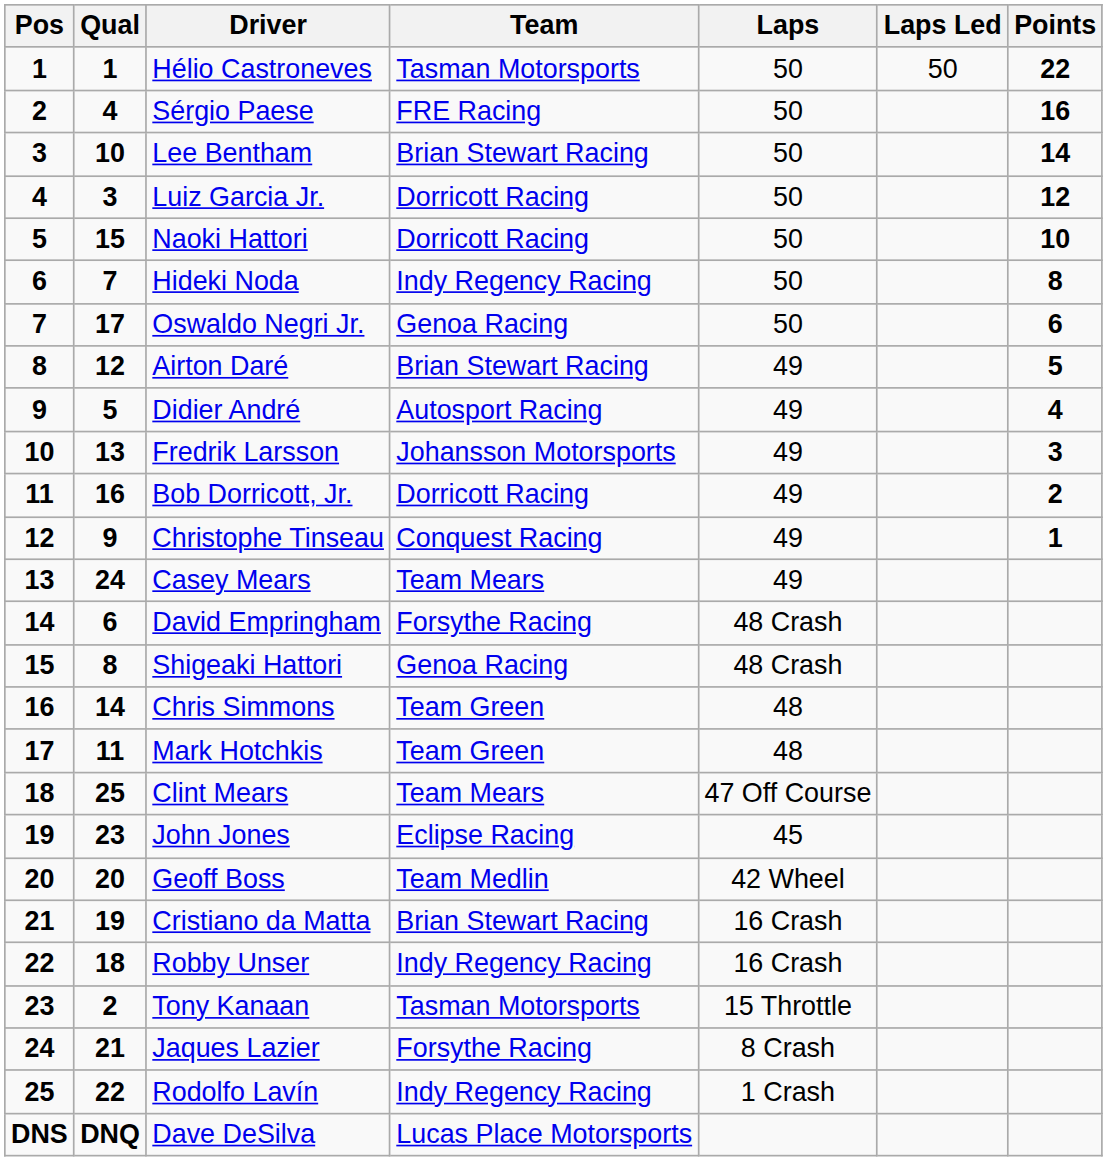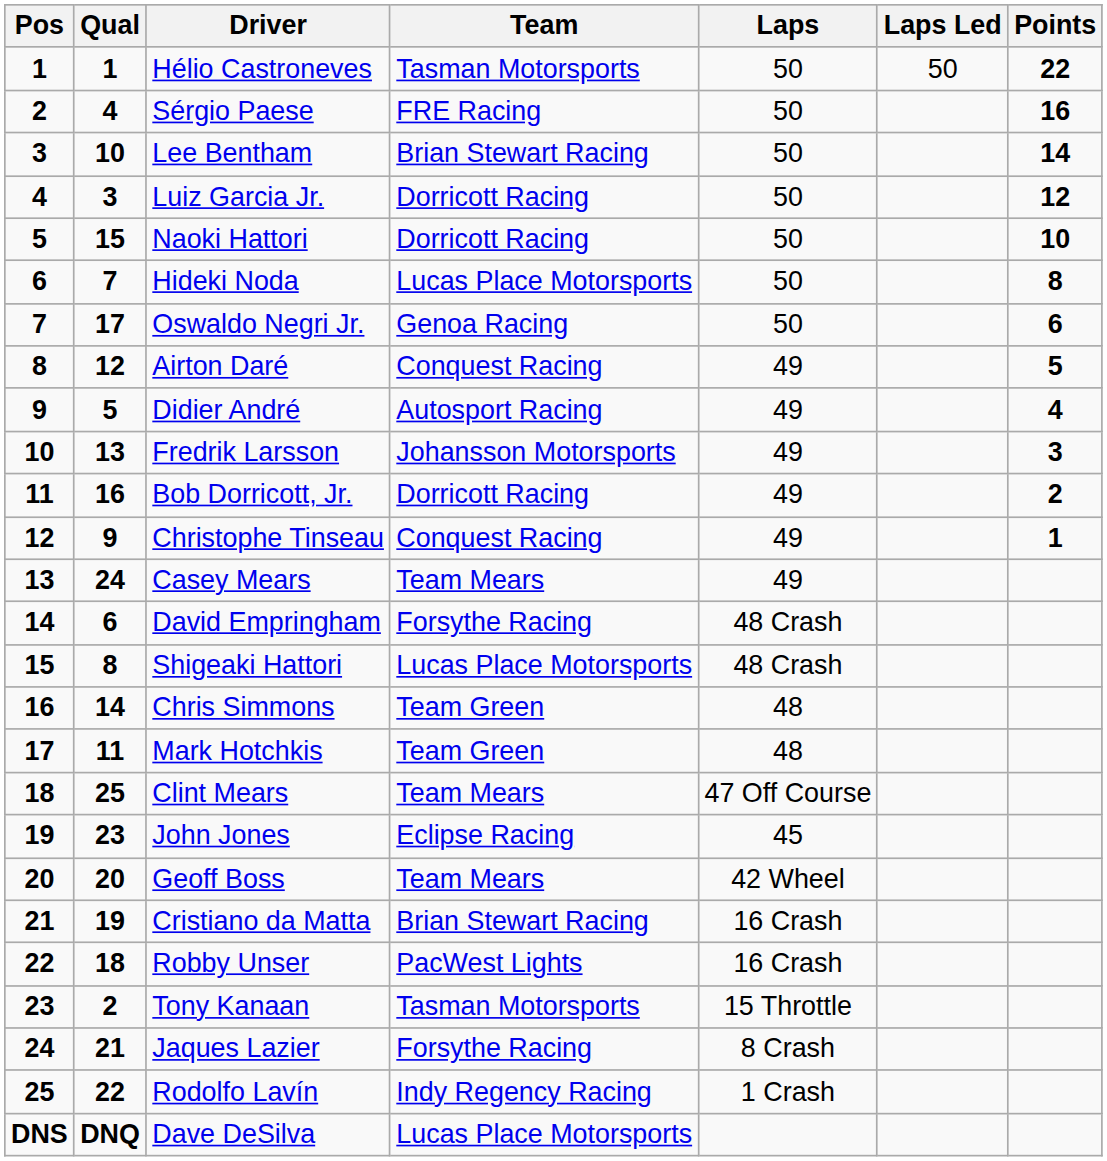(524, 281) Indy Regency Racing -> (544, 281) Lucas Place Motorsports
(523, 366) Brian Stewart Racing -> (499, 366) Conquest Racing
(482, 665) Genoa Racing -> (544, 665) Lucas Place Motorsports
(472, 878) Team Medlin -> (470, 878) Team Mears
(524, 963) Indy Regency Racing -> (489, 963) PacWest Lights
